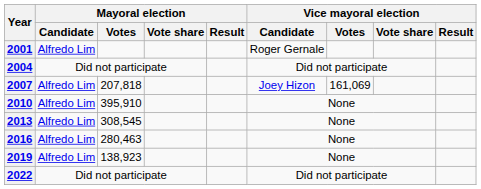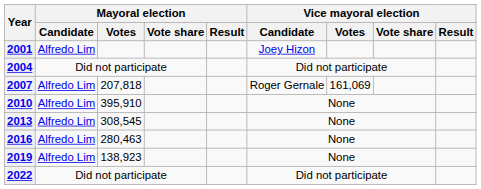(287, 50) Roger Gernale -> (287, 50) Joey Hizon
(287, 86) Joey Hizon -> (287, 86) Roger Gernale
